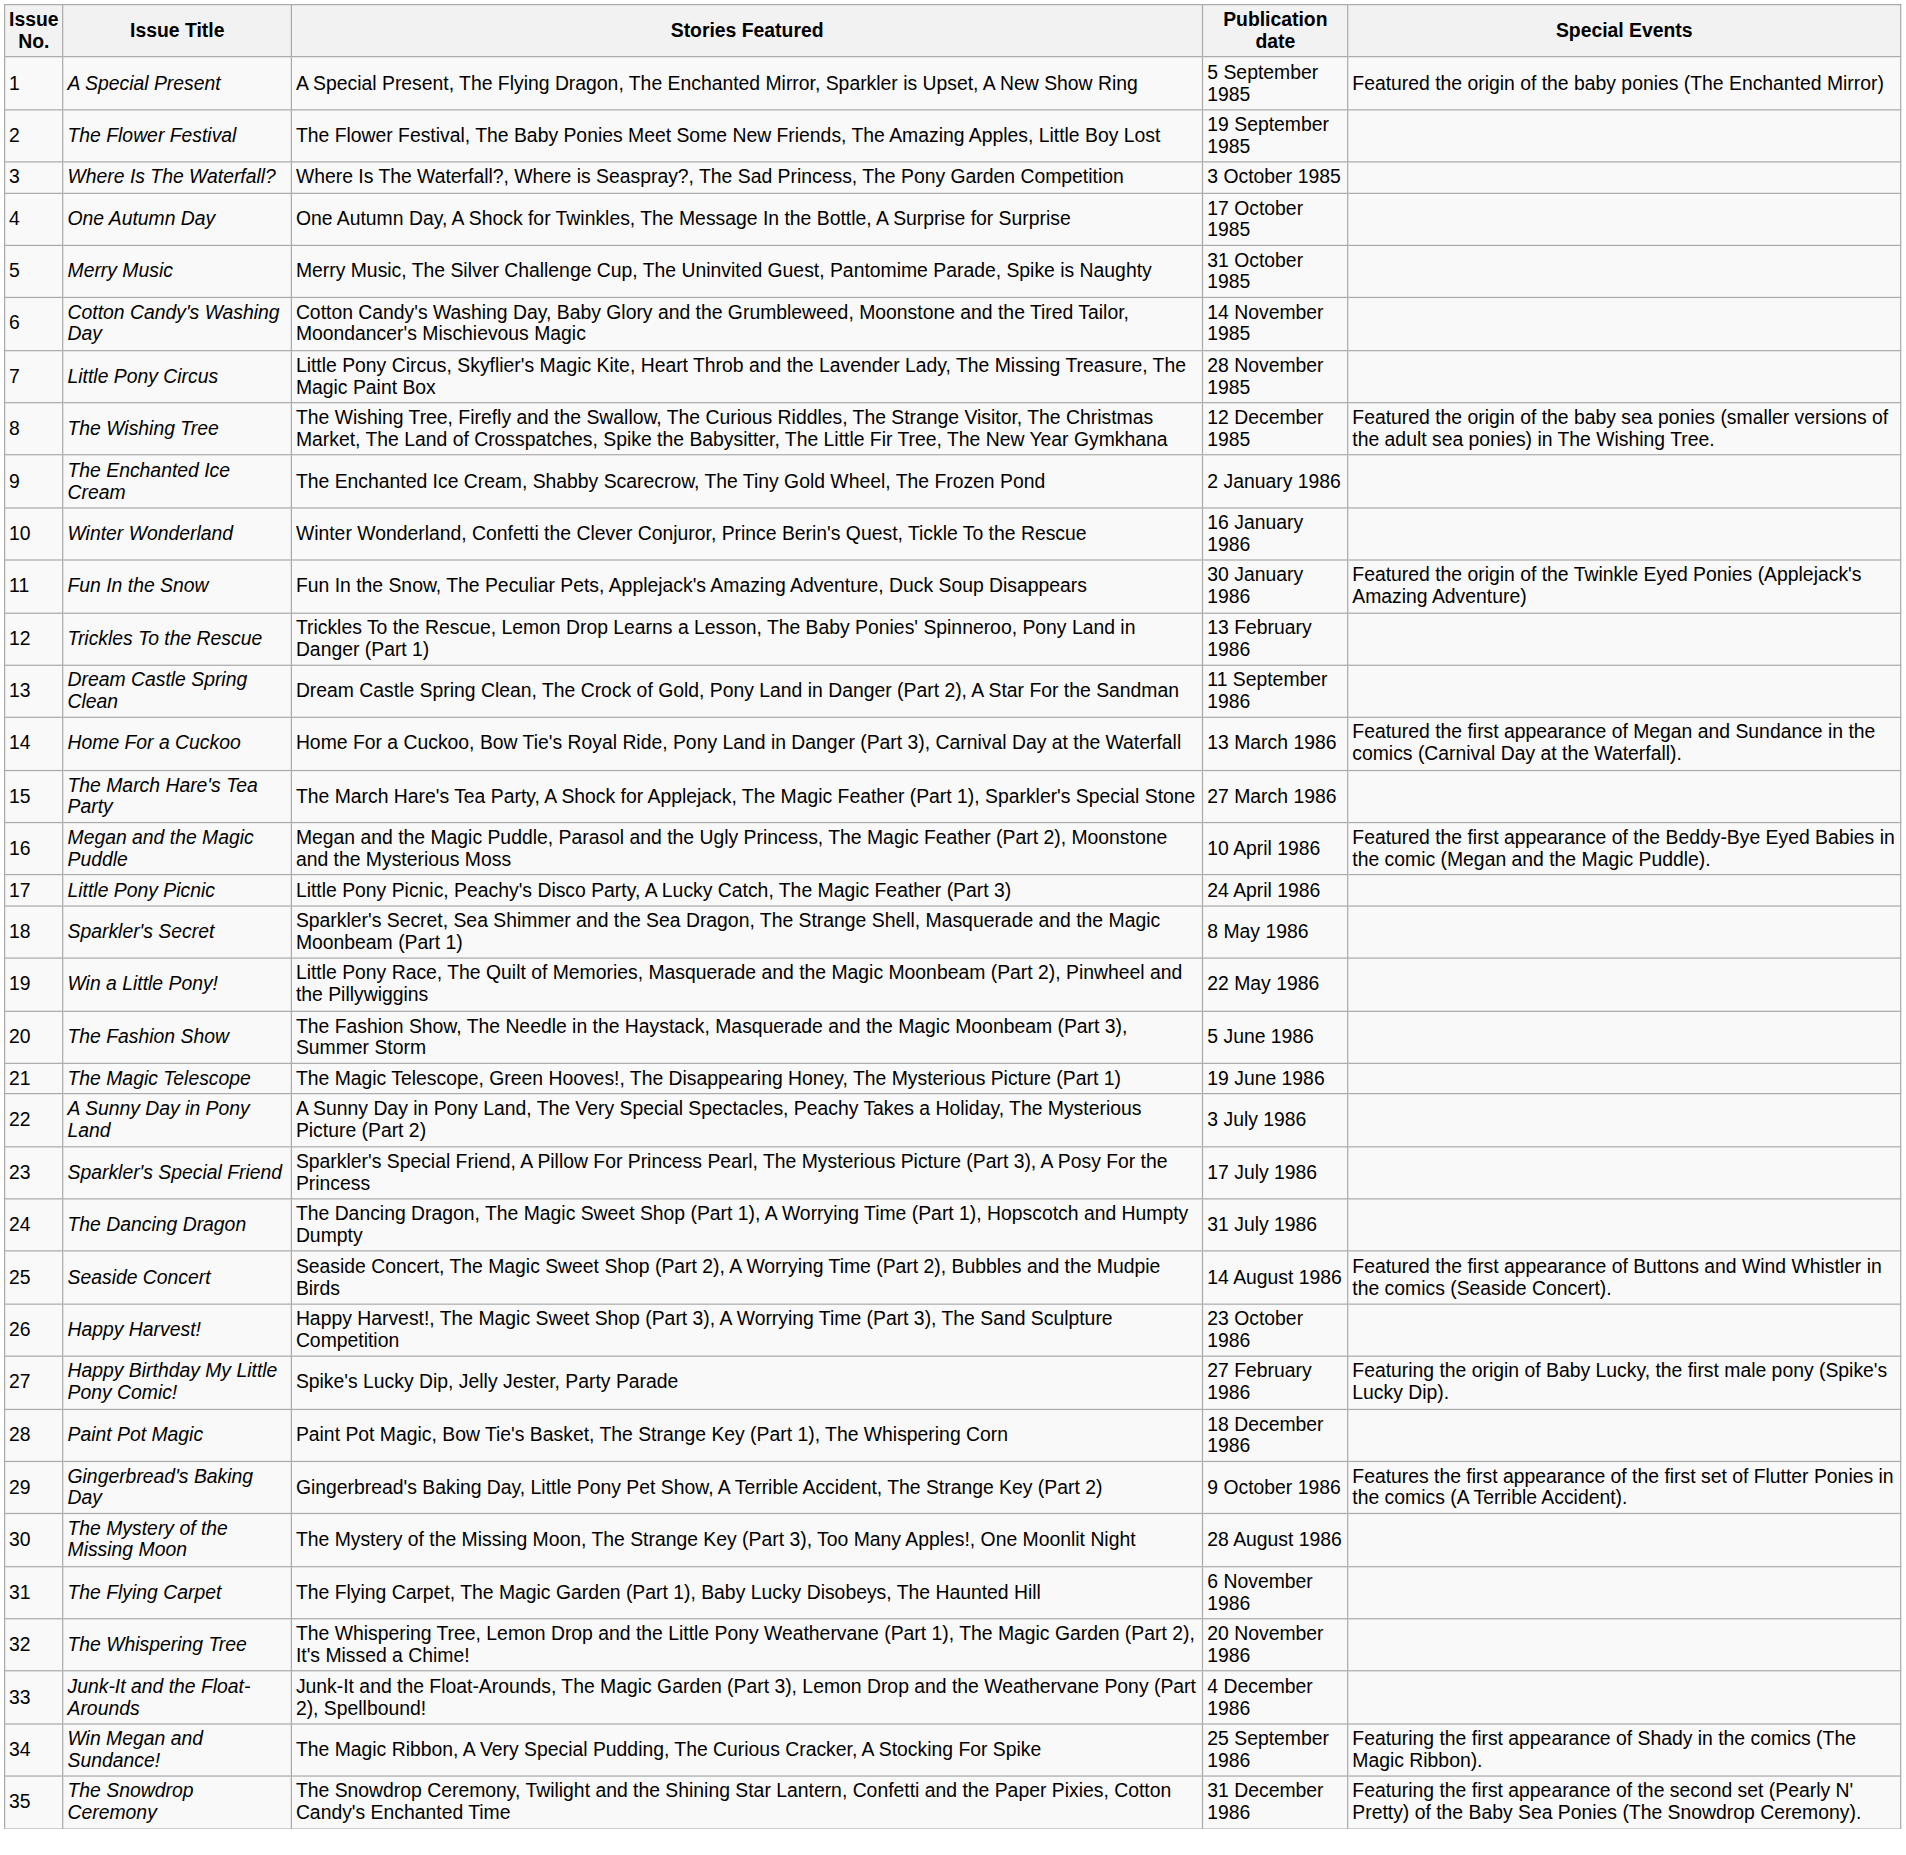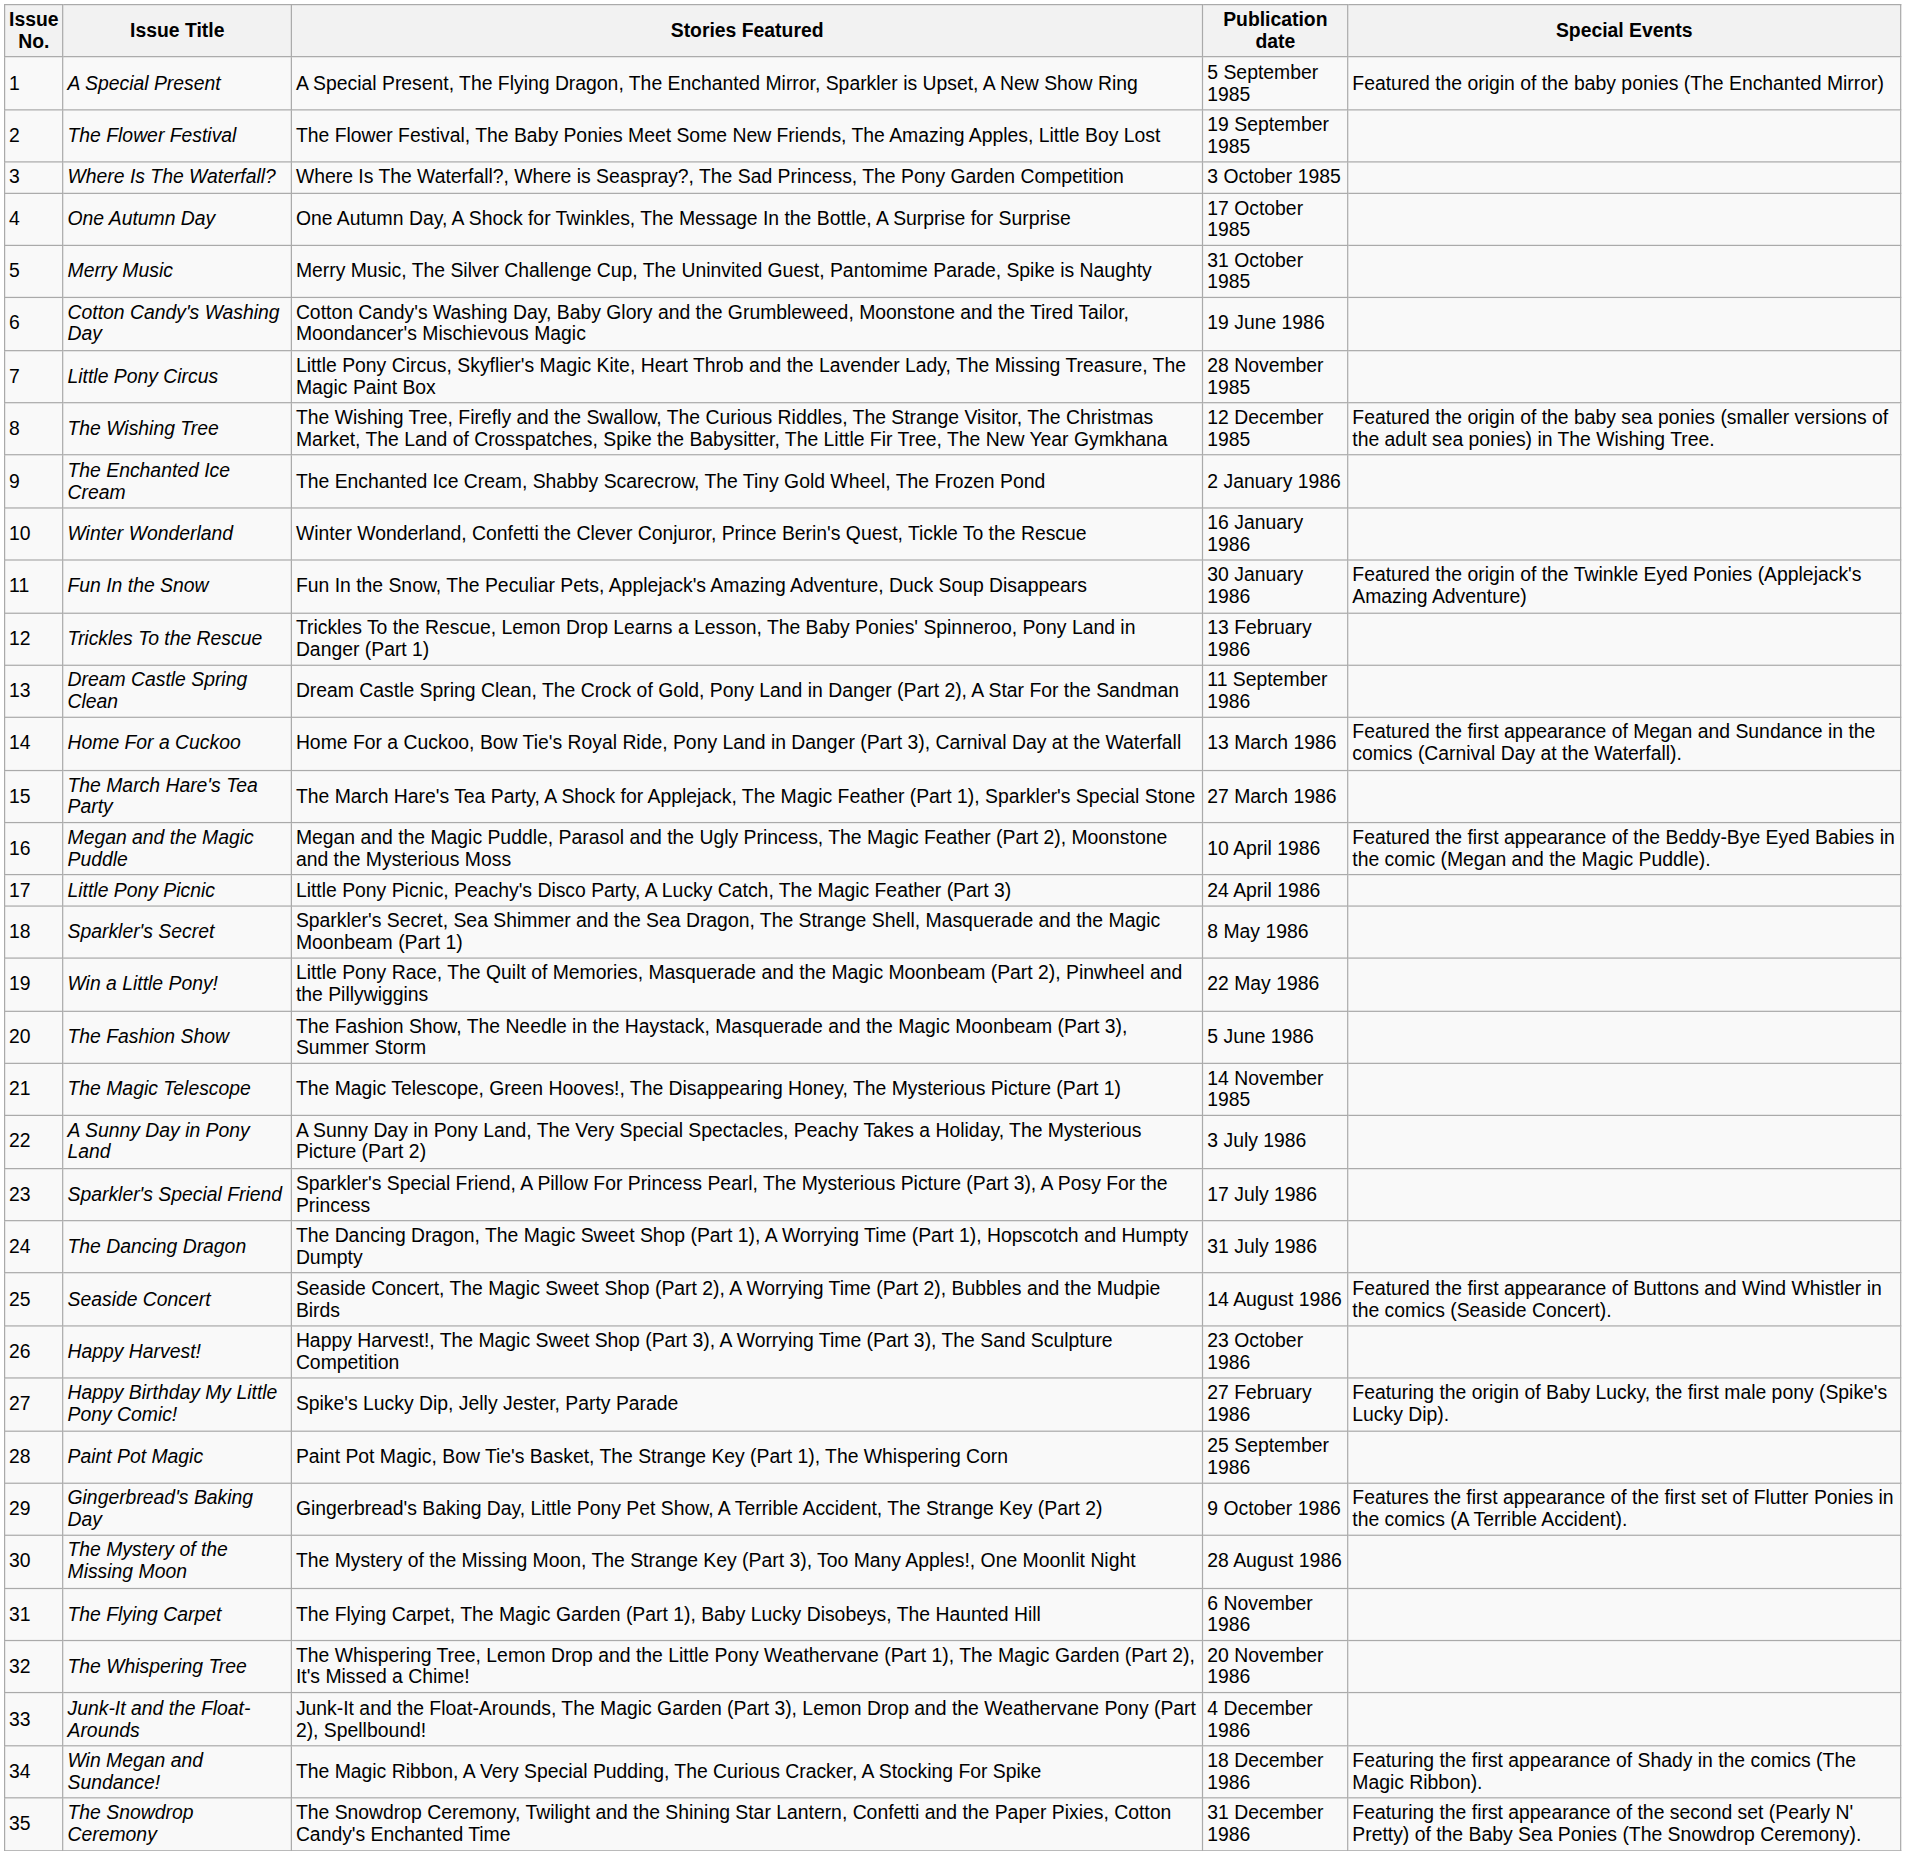(1265, 323) 14 November 1985 -> (1266, 323) 19 June 1986
(1266, 1078) 19 June 1986 -> (1265, 1089) 14 November 1985
(1265, 1434) 18 December 1986 -> (1268, 1456) 25 September 1986
(1268, 1749) 25 September 1986 -> (1265, 1771) 18 December 1986
